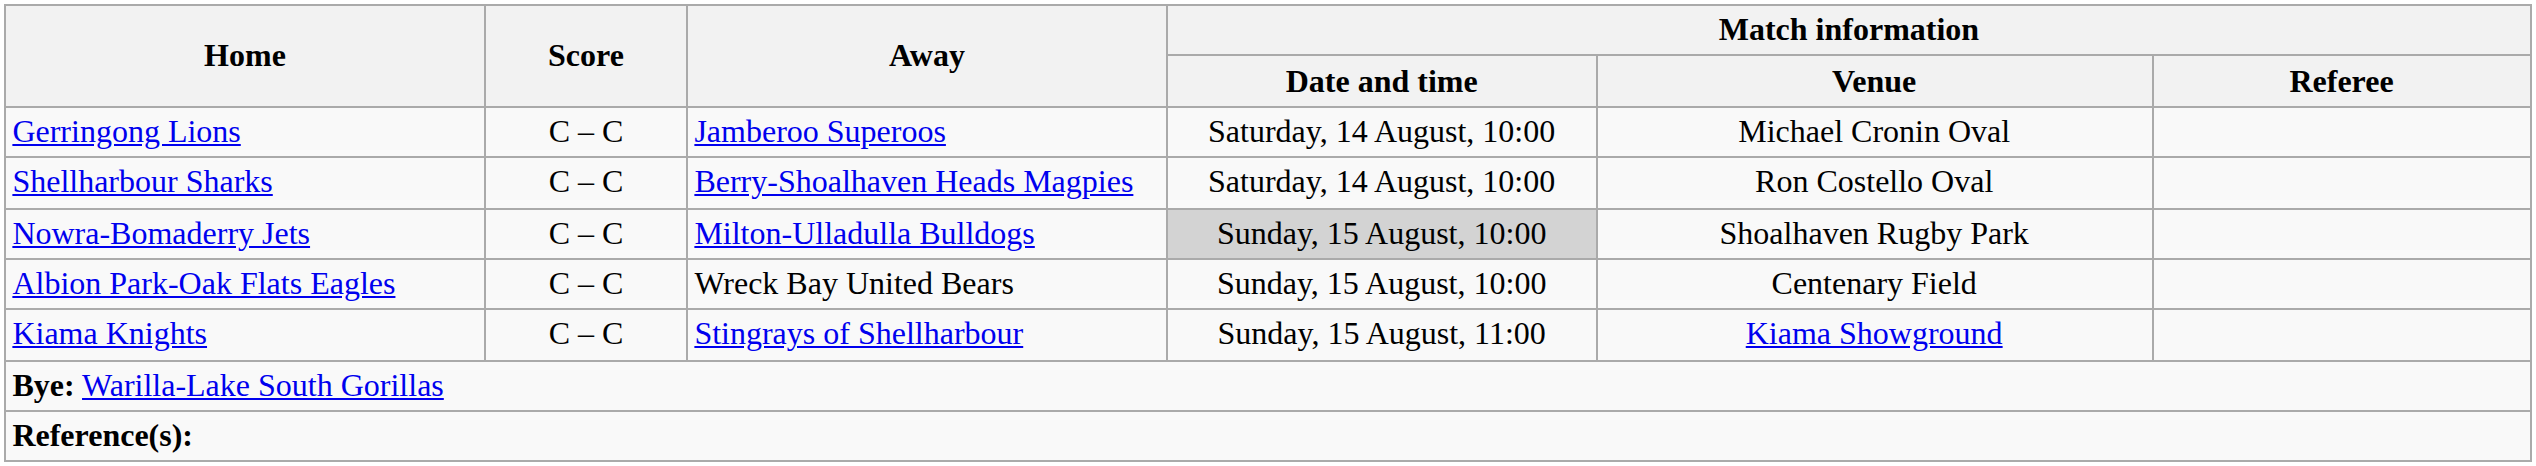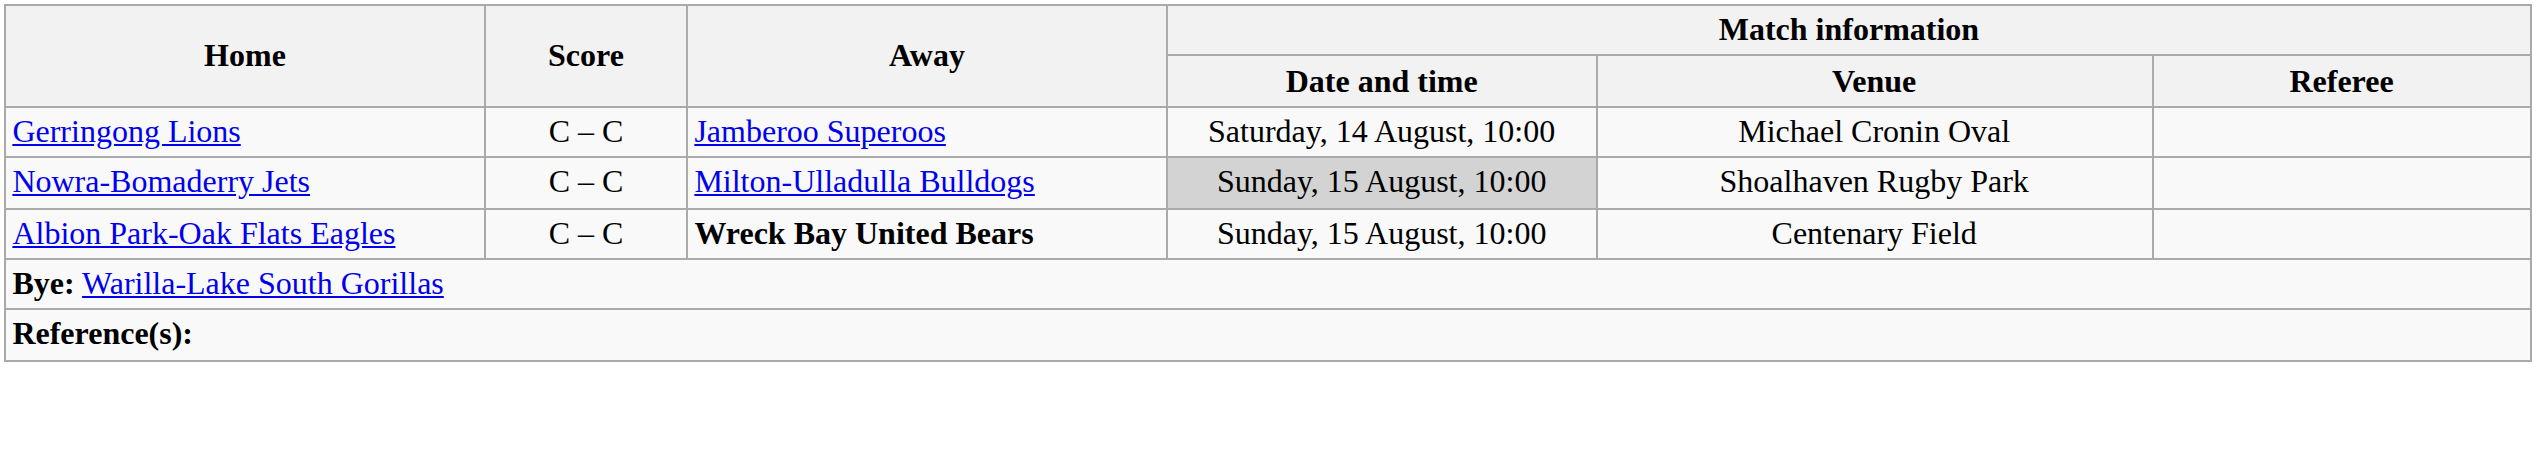- row: (143, 182)
(854, 283) normal -> (864, 232) bold
- row: (110, 334)
